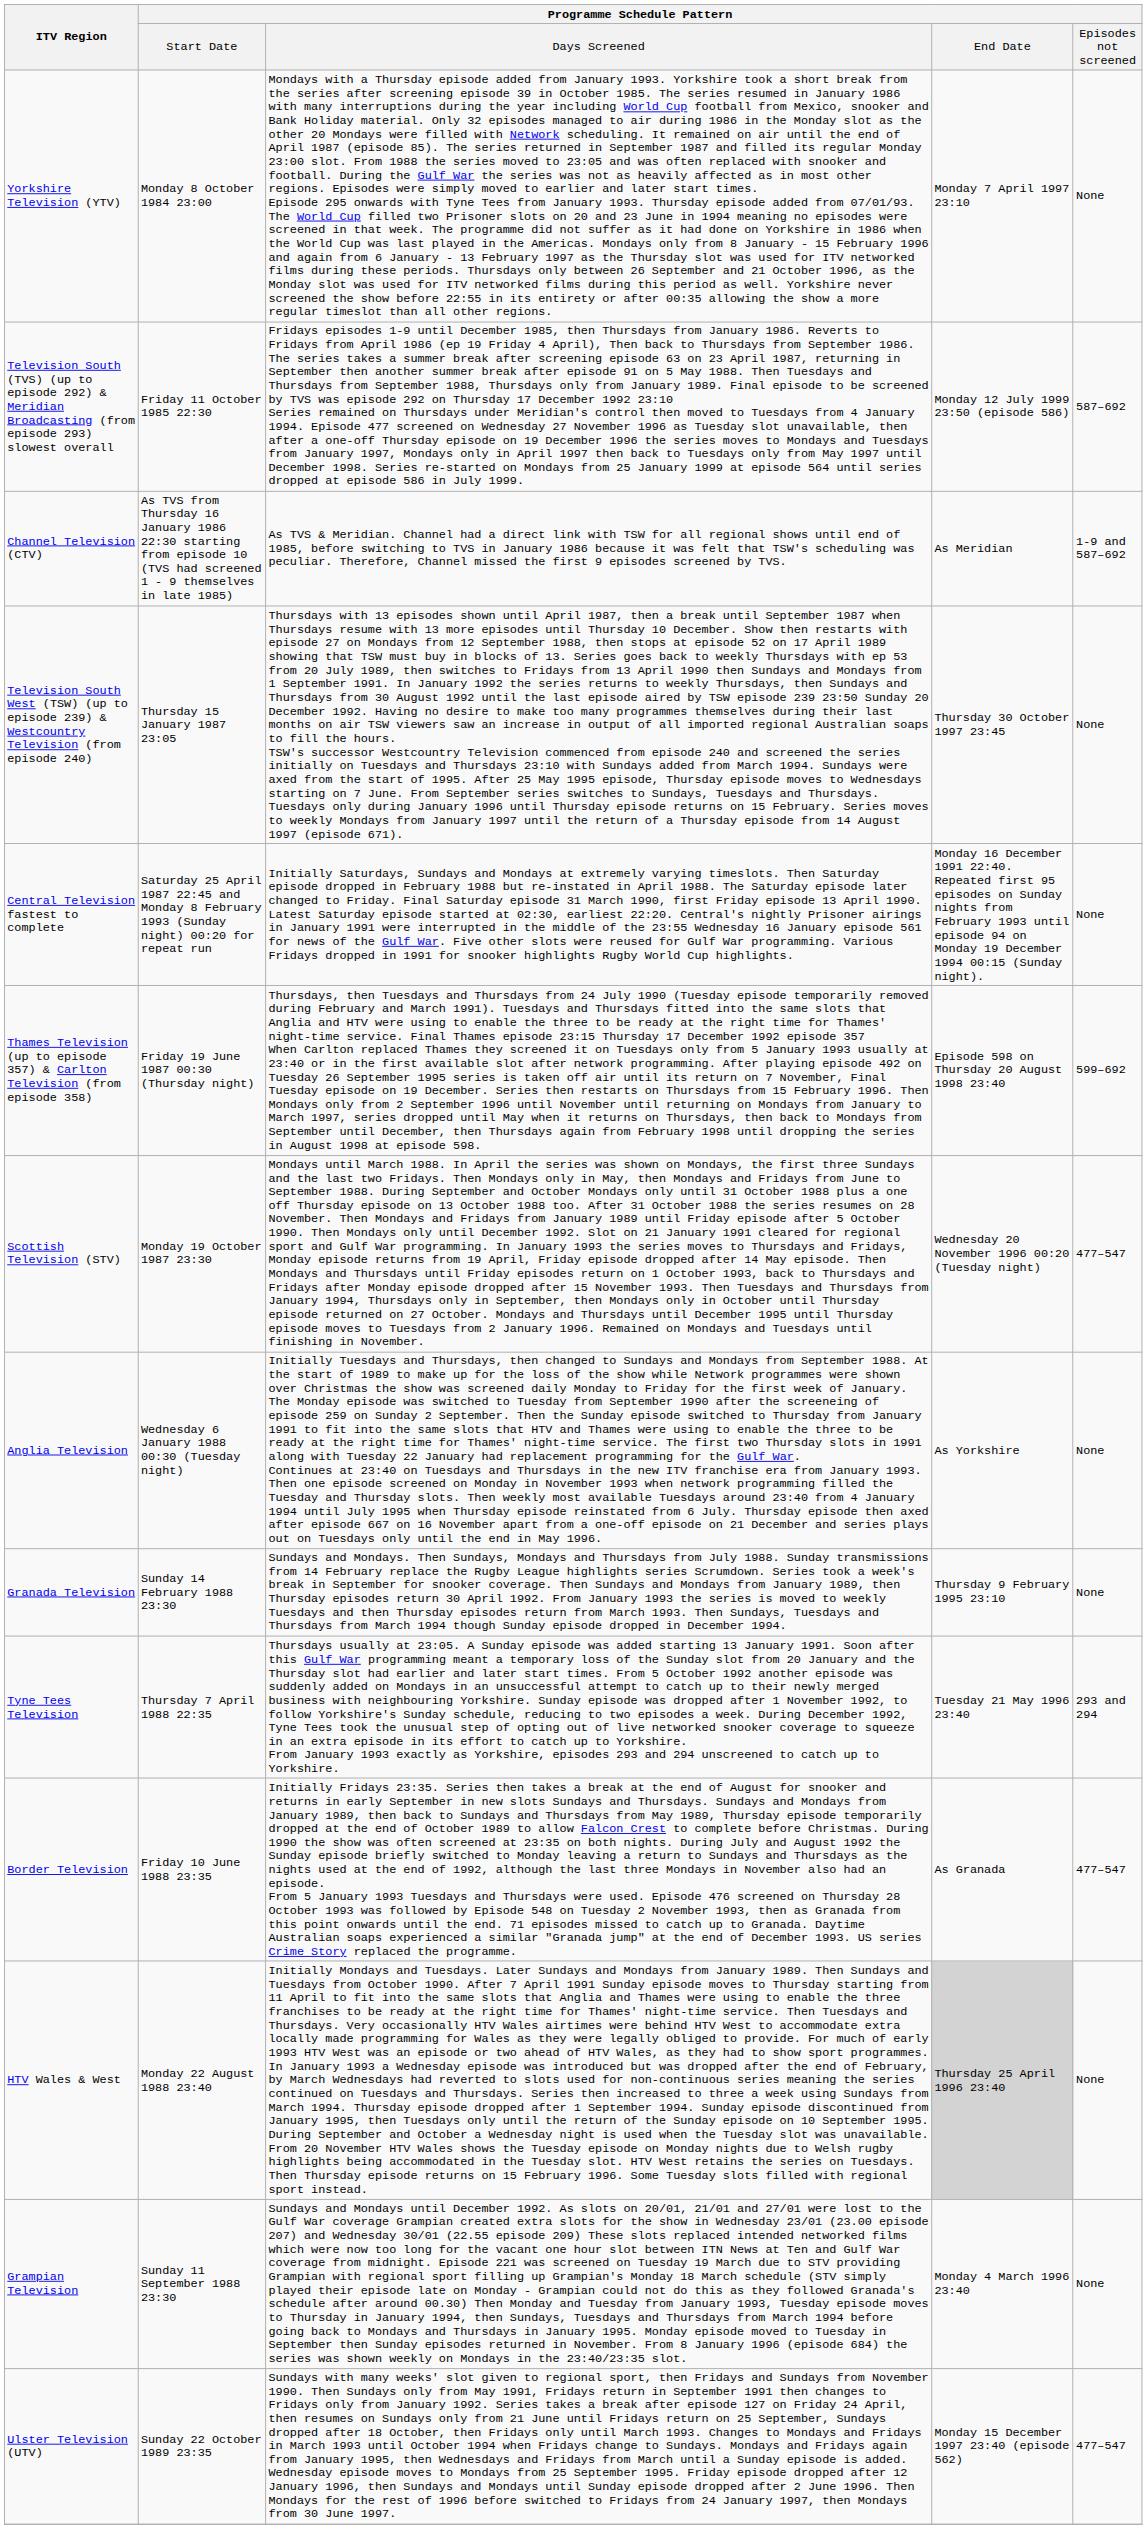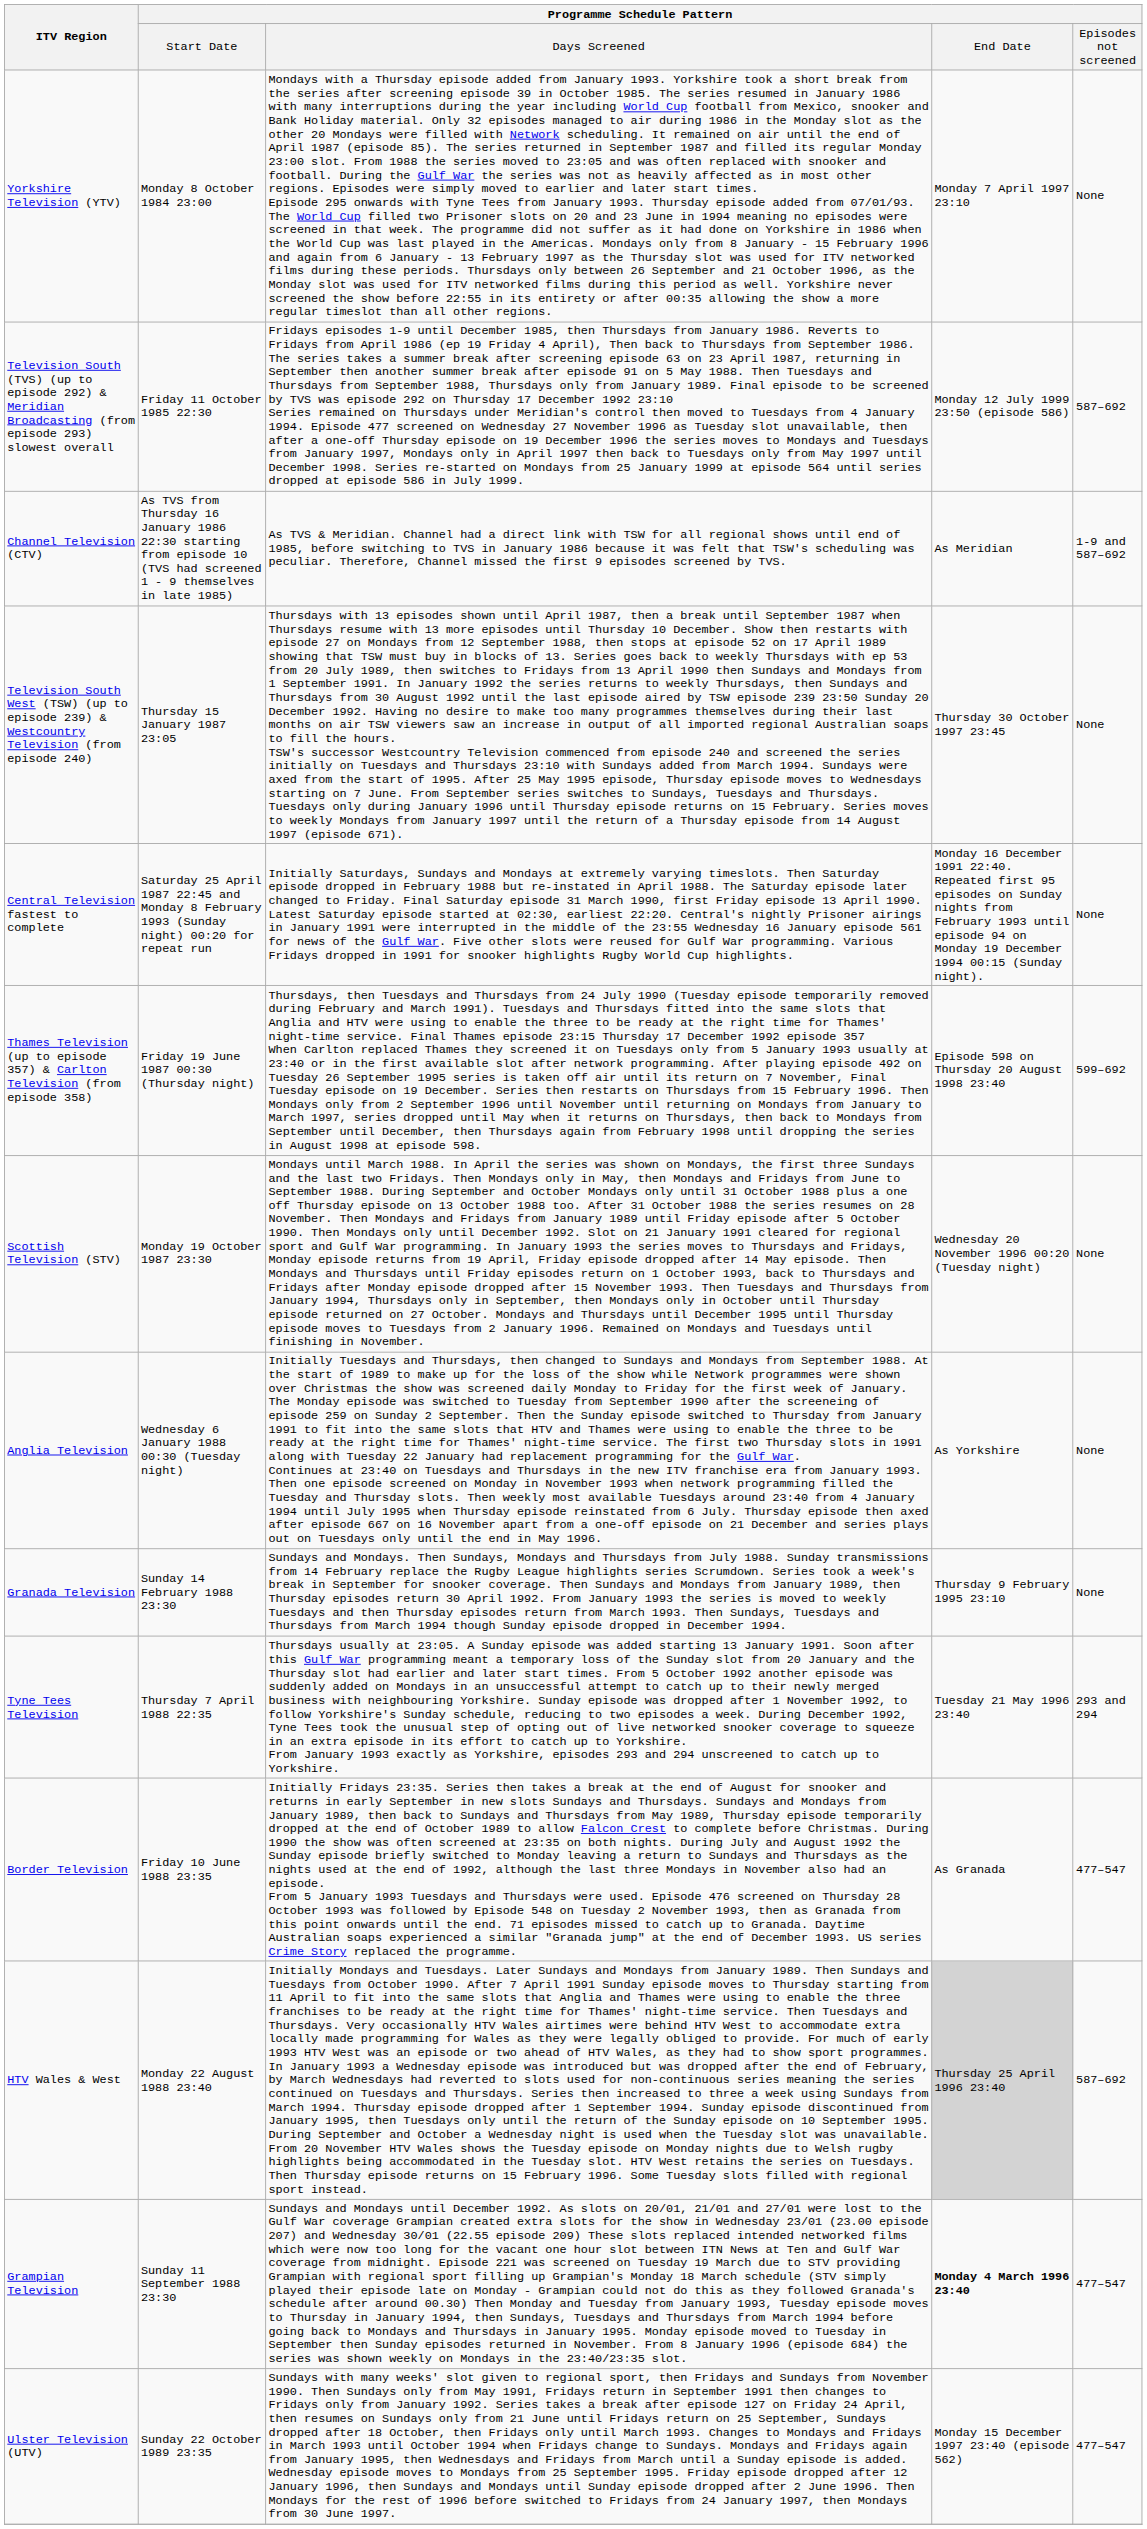(1101, 1254) 477–547 -> (1090, 1254) None
(1090, 2080) None -> (1101, 2080) 587–692
(1002, 2284) normal -> (1002, 2284) bold
(1090, 2284) None -> (1101, 2284) 477–547
